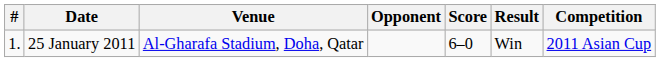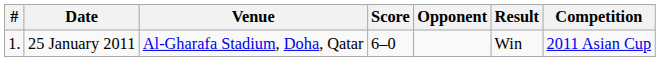columns swapped: (406, 17) <-> (468, 17)
